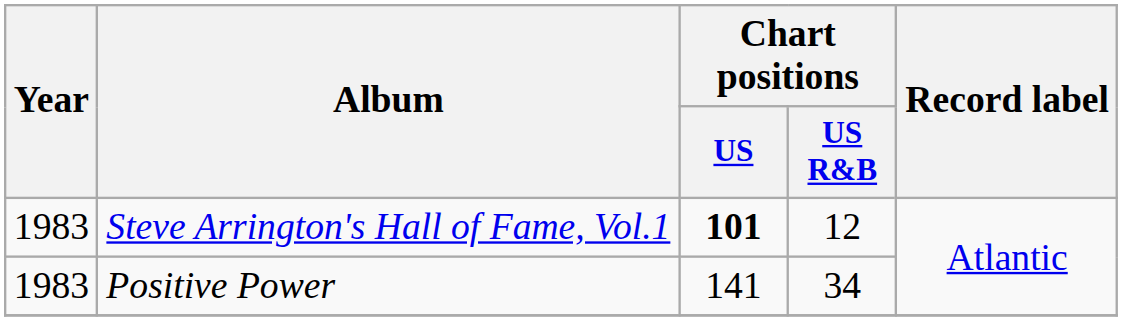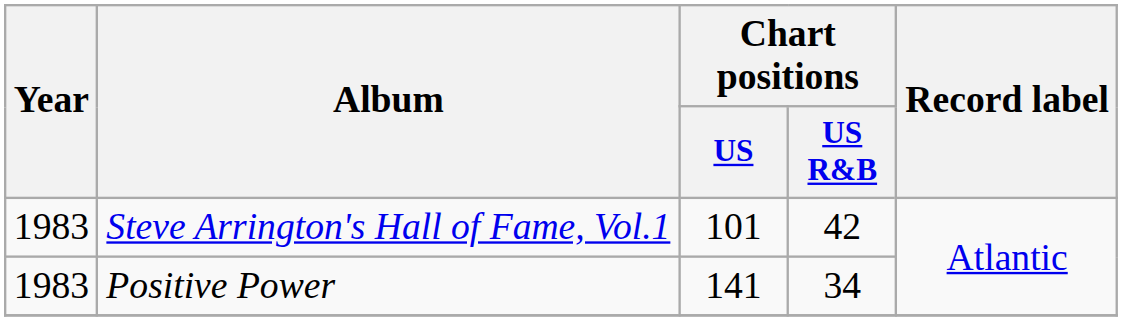(733, 226) bold -> (733, 226) normal
(842, 226) 12 -> (842, 226) 42
